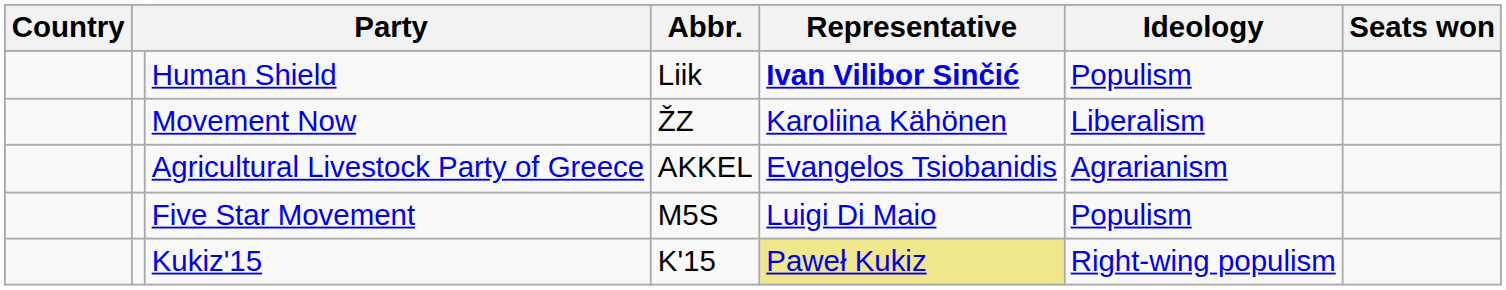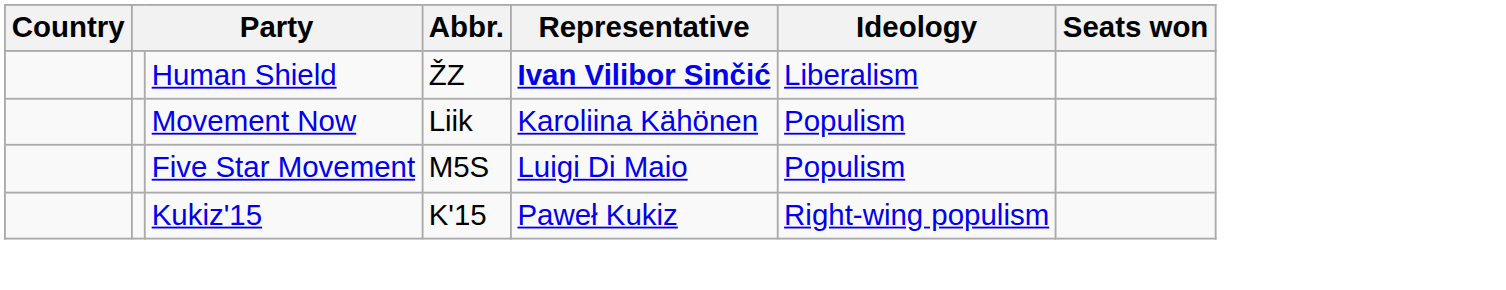(680, 74) Liik -> (447, 74) ŽZ
(1131, 74) Populism -> (851, 74) Liberalism
(676, 121) ŽZ -> (451, 121) Liik
(1138, 121) Liberalism -> (845, 121) Populism
- row: (398, 167)
(846, 261) khaki background -> (598, 214) no background
